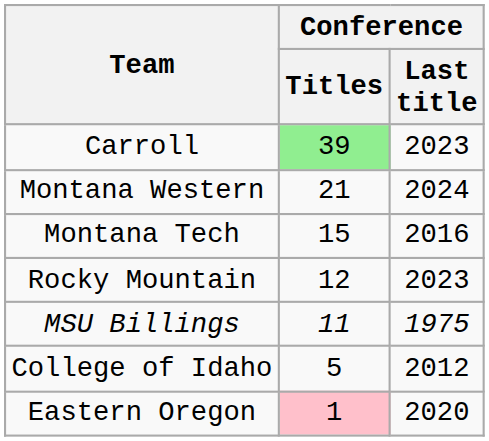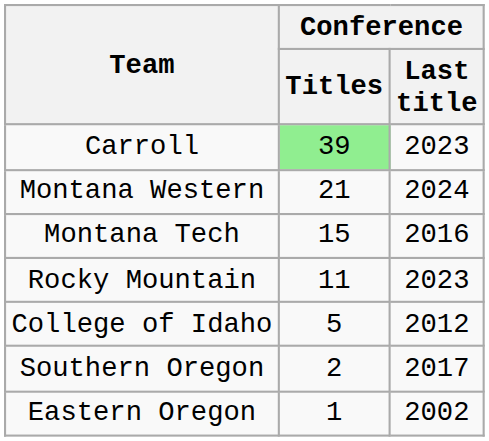(334, 280) 12 -> (334, 280) 11
- row: (142, 324)
+ row: (142, 369)
(334, 413) pink background -> (334, 413) no background
(437, 413) 2020 -> (437, 413) 2002
